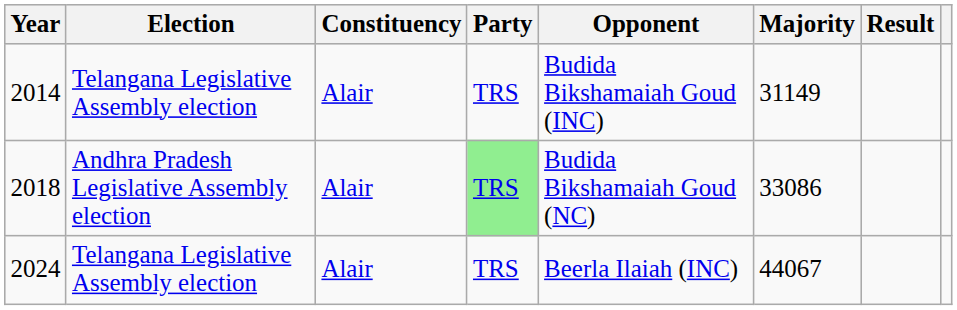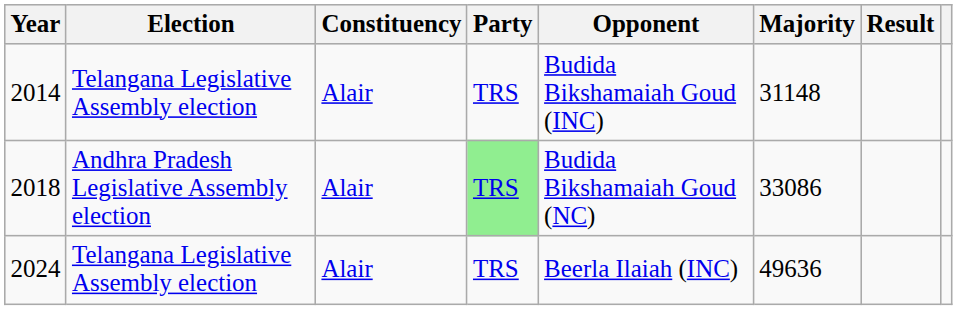(790, 91) 31149 -> (790, 91) 31148
(791, 269) 44067 -> (791, 269) 49636
